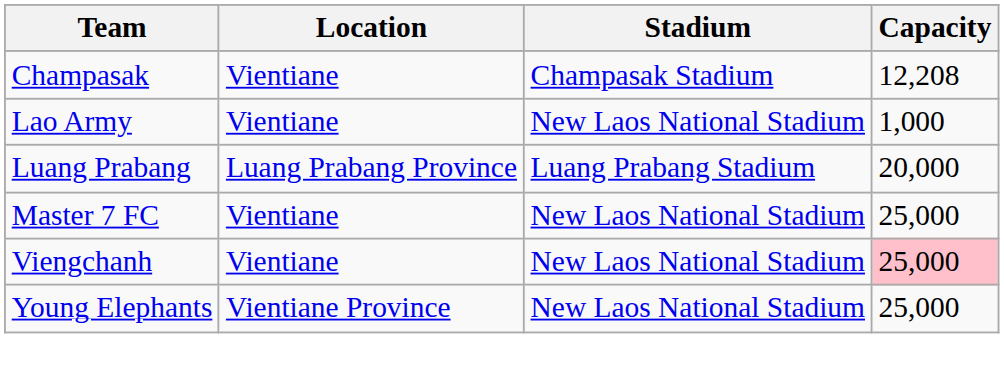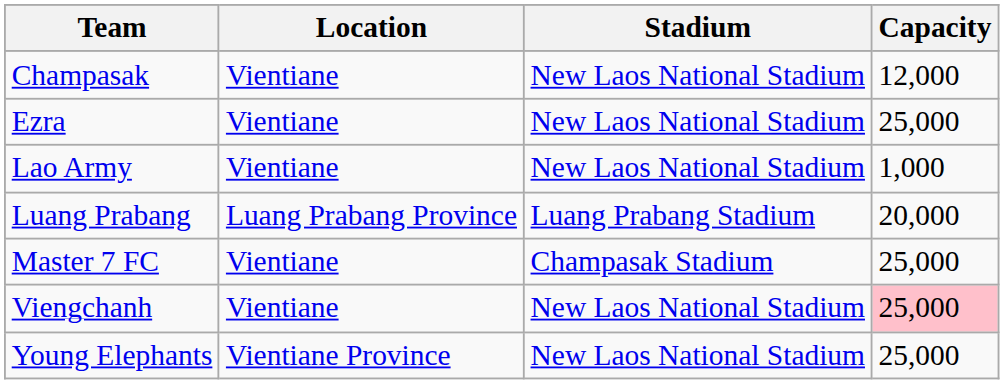(652, 74) Champasak Stadium -> (698, 74) New Laos National Stadium
(919, 74) 12,208 -> (919, 74) 12,000
+ row: (39, 121)
(698, 214) New Laos National Stadium -> (652, 261) Champasak Stadium
